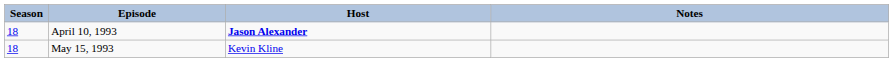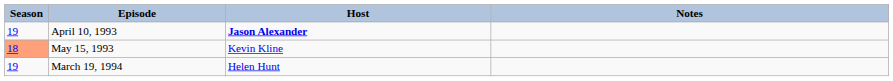(13, 31) 18 -> (13, 31) 19
(13, 48) no background -> (13, 48) lightsalmon background
+ row: (87, 66)
